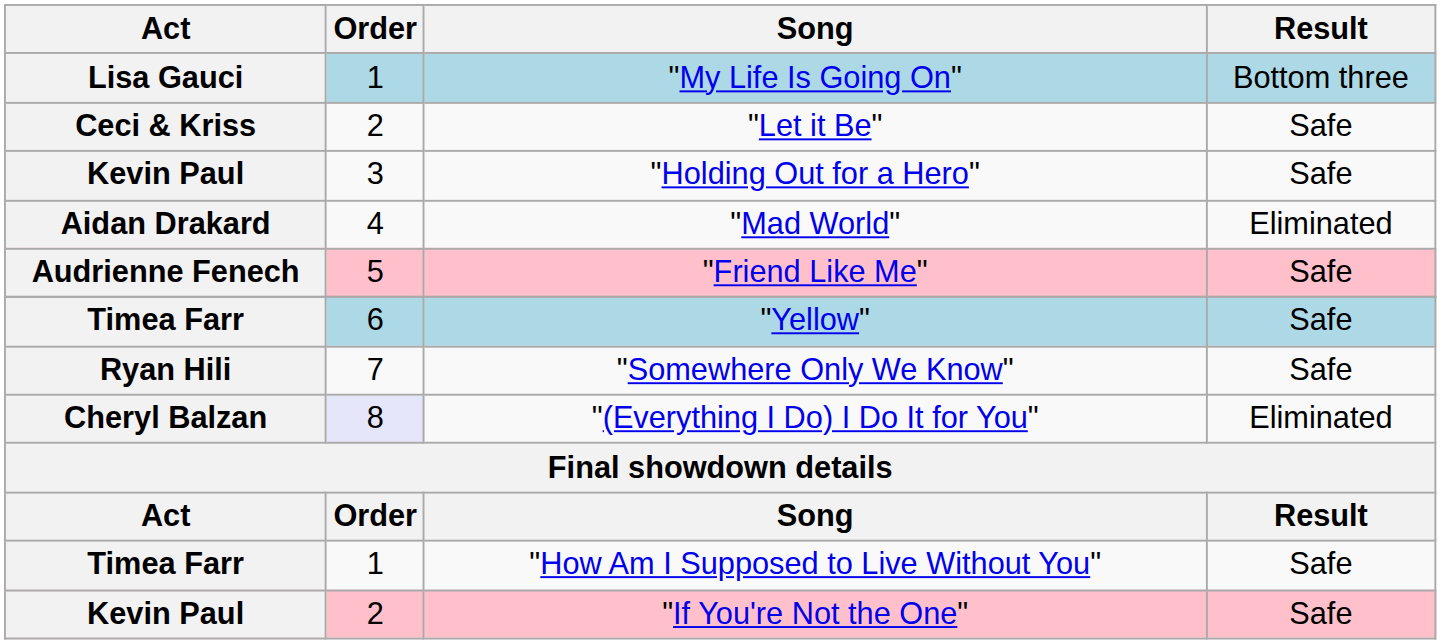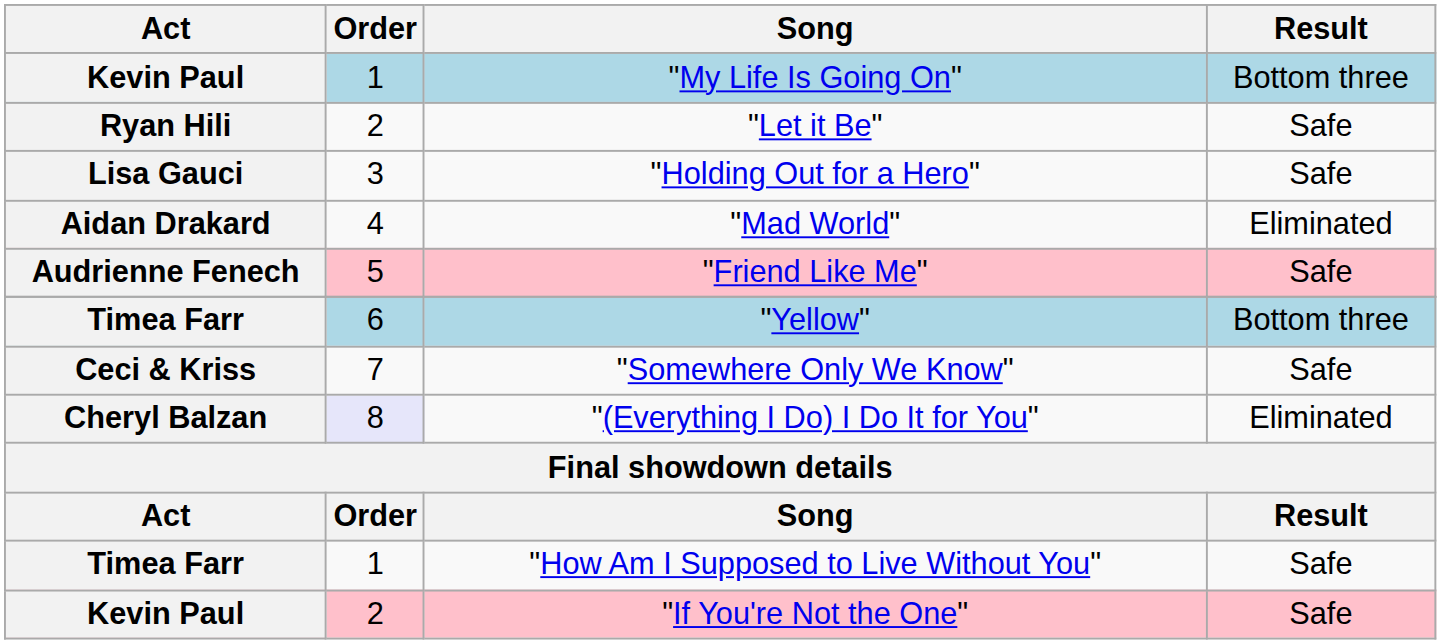(166, 77) Lisa Gauci -> (166, 77) Kevin Paul
(166, 126) Ceci & Kriss -> (166, 126) Ryan Hili
(166, 175) Kevin Paul -> (166, 175) Lisa Gauci
(1321, 321) Safe -> (1321, 321) Bottom three
(166, 369) Ryan Hili -> (166, 369) Ceci & Kriss
